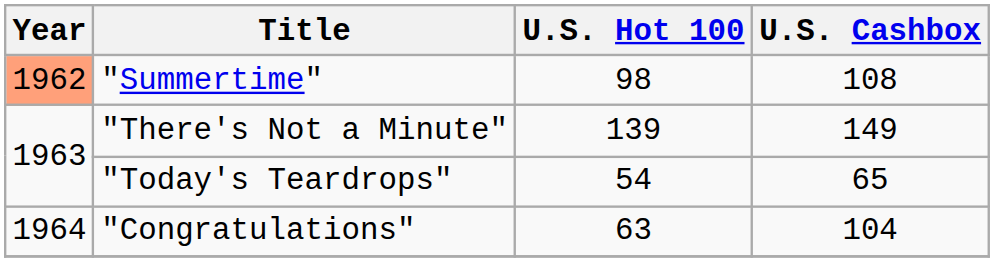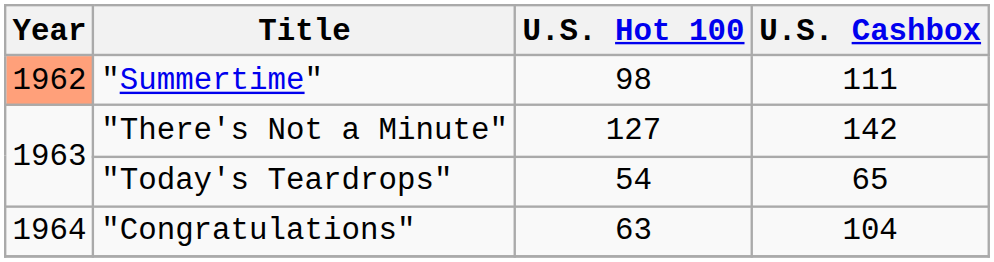(870, 81) 108 -> (870, 81) 111
(634, 131) 139 -> (634, 131) 127
(870, 131) 149 -> (870, 131) 142
